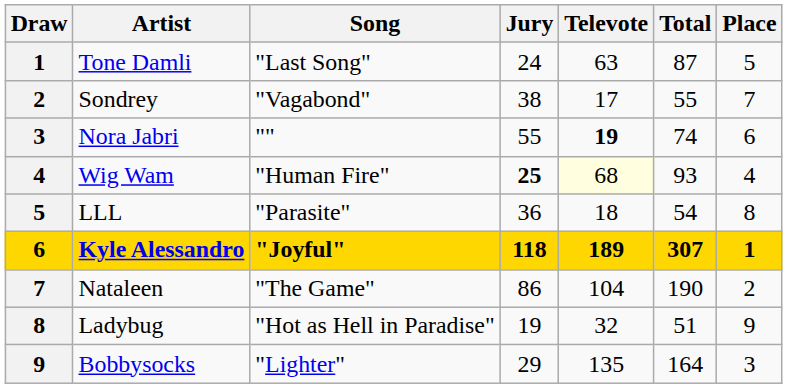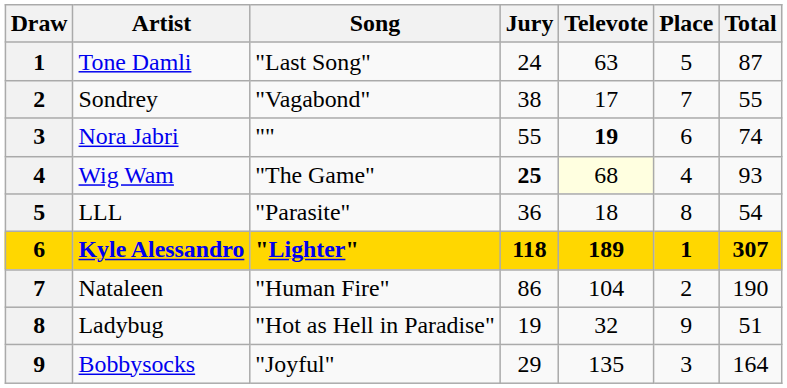columns swapped: (685, 23) <-> (749, 23)
(322, 174) "Human Fire" -> (315, 174) "The Game"
(300, 250) "Joyful" -> (307, 250) "Lighter"
(315, 288) "The Game" -> (322, 288) "Human Fire"
(300, 363) "Lighter" -> (295, 363) "Joyful"
